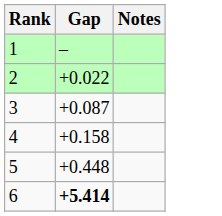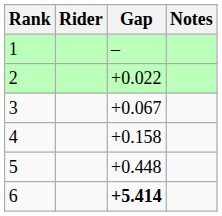+ column: (81, 19)
(84, 108) +0.087 -> (136, 108) +0.067
